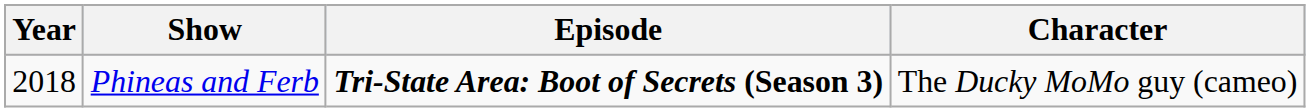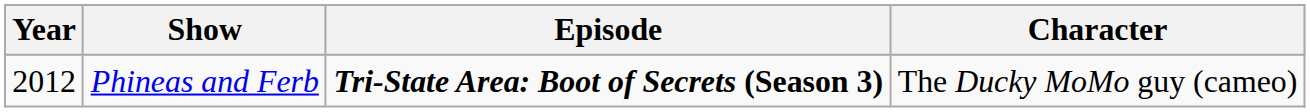(44, 80) 2018 -> (44, 80) 2012
